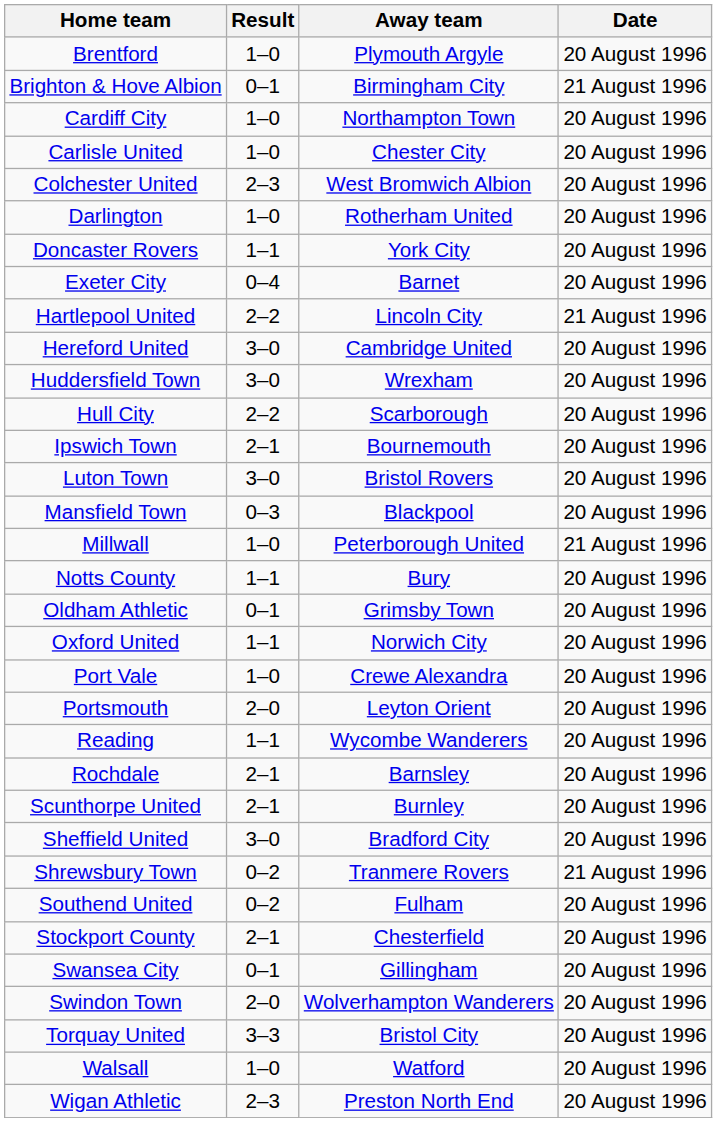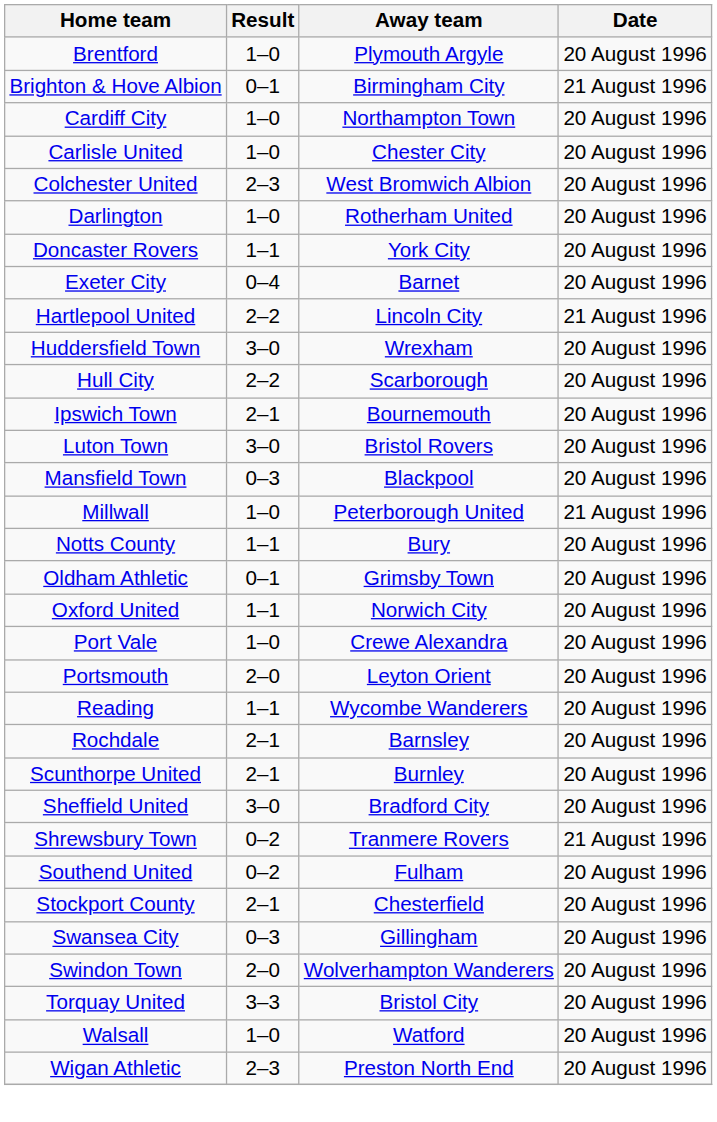- row: (116, 348)
(263, 970) 0–1 -> (263, 937) 0–3
